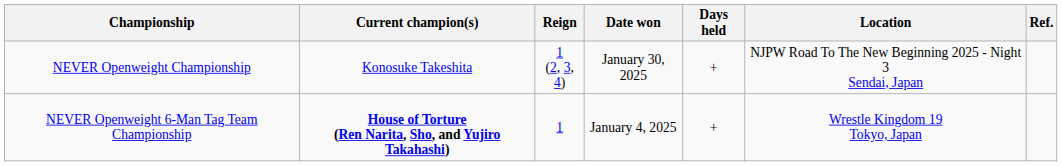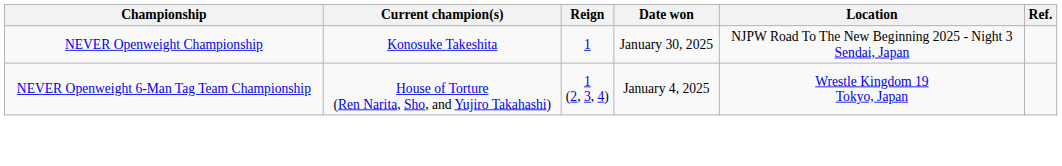- column: (714, 22)
(560, 67) 1 (2, 3, 4) -> (587, 44) 1
(417, 134) bold -> (442, 96) normal
(560, 127) 1 -> (587, 89) 1 (2, 3, 4)
